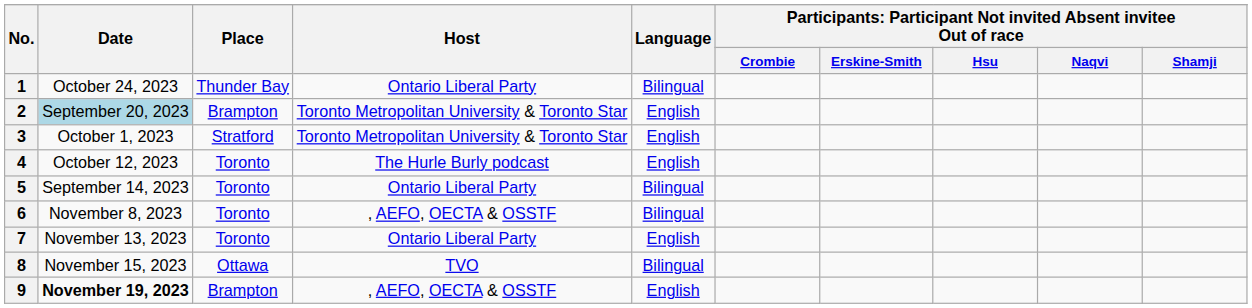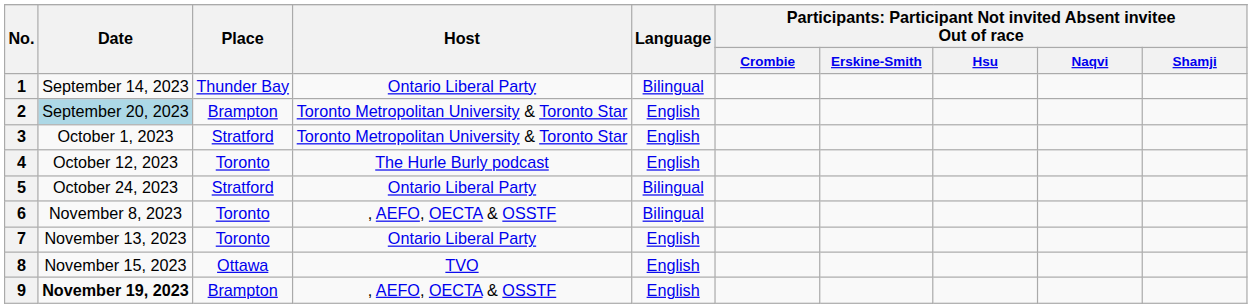(115, 86) October 24, 2023 -> (115, 86) September 14, 2023
(115, 188) September 14, 2023 -> (115, 188) October 24, 2023
(243, 188) Toronto -> (243, 188) Stratford
(673, 264) Bilingual -> (673, 264) English
